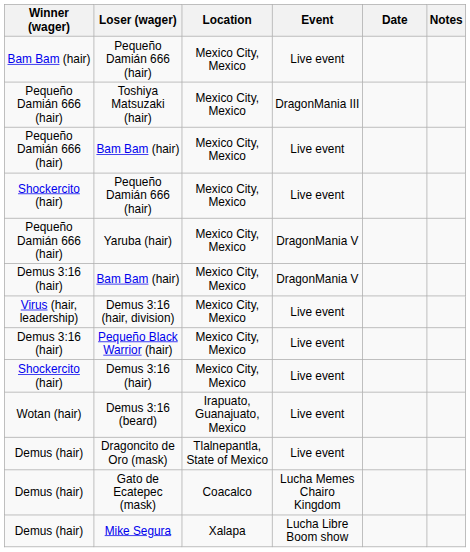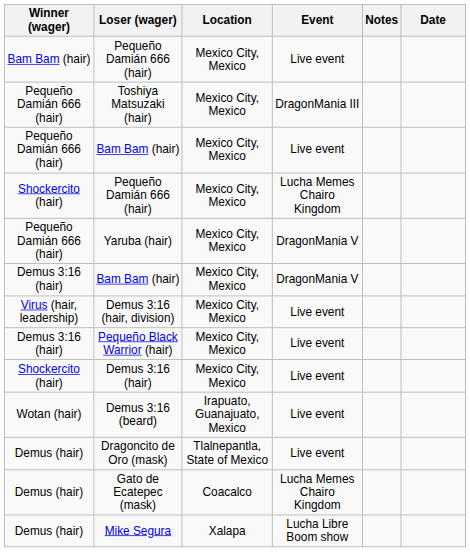columns swapped: (395, 20) <-> (446, 20)
(317, 195) Live event -> (317, 195) Lucha Memes Chairo Kingdom
